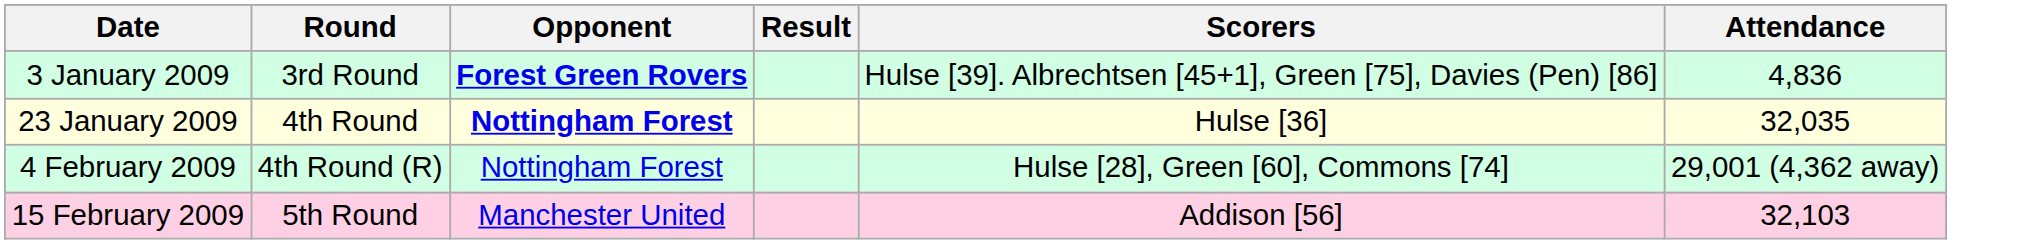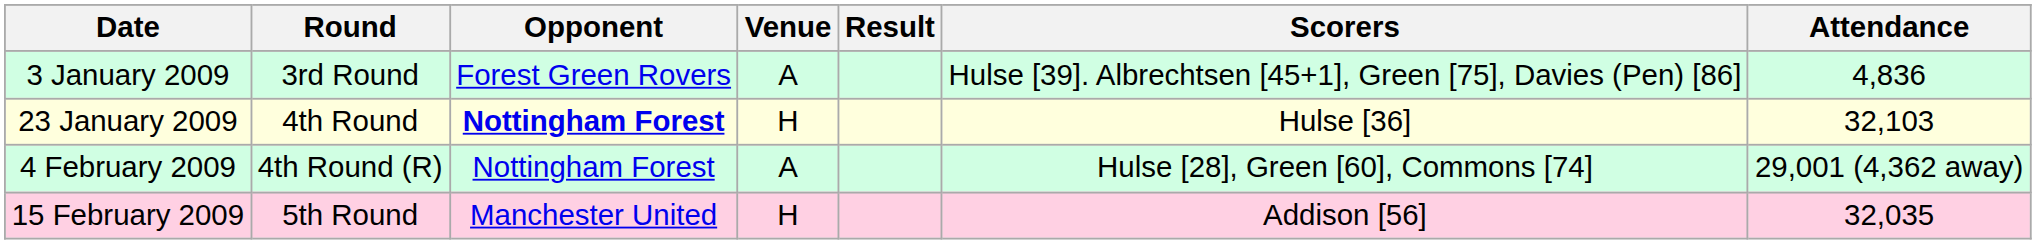+ column: (788, 27)
(602, 74) bold -> (594, 74) normal
(1805, 121) 32,035 -> (1889, 121) 32,103
(1805, 214) 32,103 -> (1889, 214) 32,035
